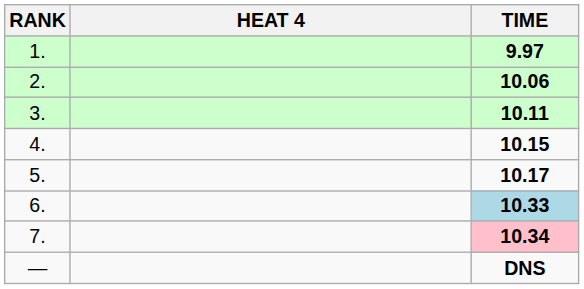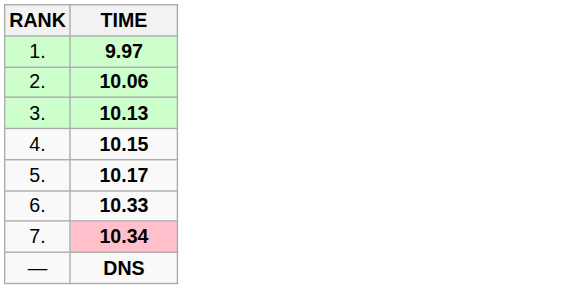- column: (271, 21)
(525, 113) 10.11 -> (124, 113) 10.13
(525, 206) lightblue background -> (124, 206) no background
